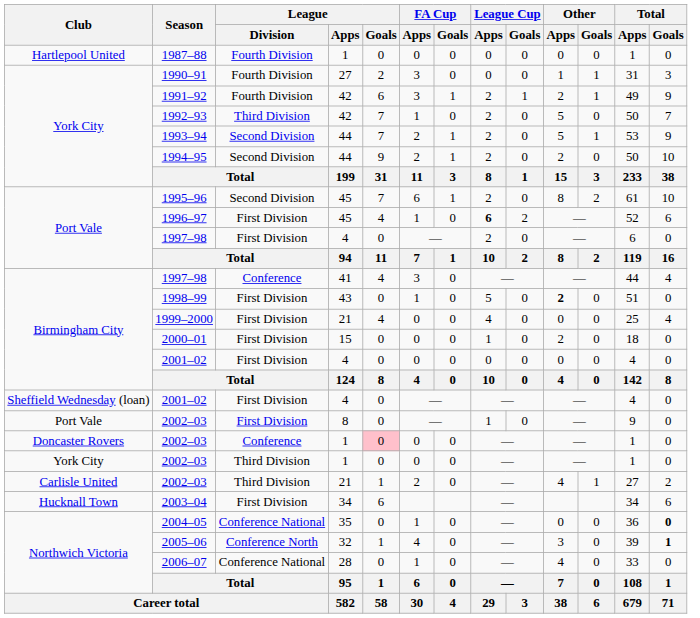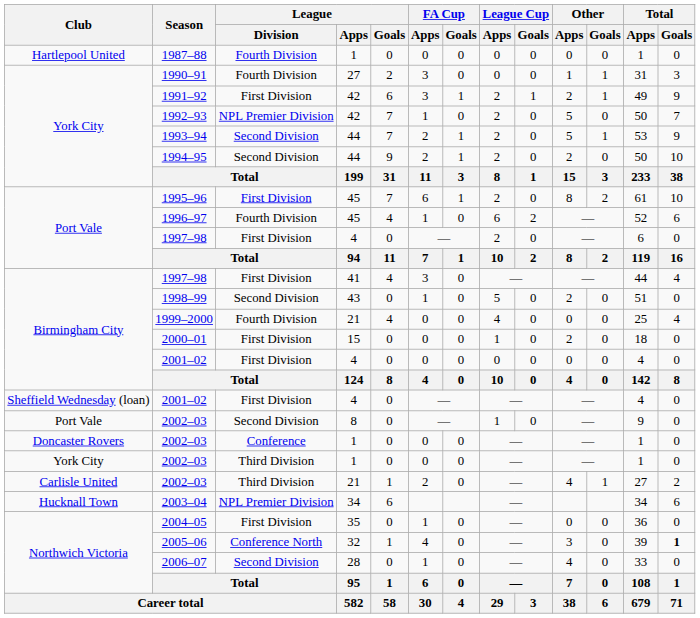(272, 95) Fourth Division -> (276, 95) First Division
(272, 116) Third Division -> (276, 116) NPL Premier Division
(272, 197) Second Division -> (276, 197) First Division
(272, 217) First Division -> (276, 217) Fourth Division
(489, 217) bold -> (497, 217) normal
(272, 278) Conference -> (276, 278) First Division
(272, 298) First Division -> (276, 298) Second Division
(561, 298) bold -> (569, 298) normal
(272, 319) First Division -> (276, 319) Fourth Division
(272, 420) First Division -> (276, 420) Second Division
(381, 440) pink background -> (389, 440) no background
(272, 501) First Division -> (276, 501) NPL Premier Division
(272, 522) Conference National -> (276, 522) First Division
(668, 522) bold -> (677, 522) normal
(272, 562) Conference National -> (276, 562) Second Division
